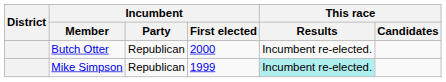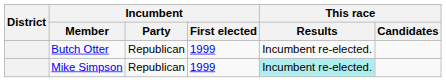(203, 49) 2000 -> (203, 49) 1999
